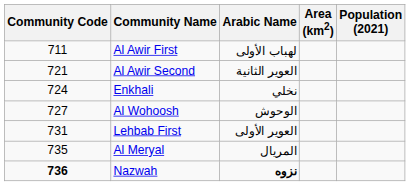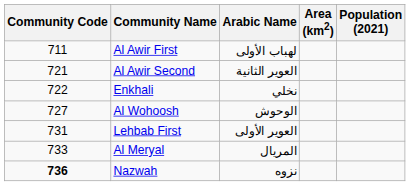(58, 90) 724 -> (58, 90) 722
(58, 151) 735 -> (58, 151) 733
(286, 171) bold -> (286, 171) normal
